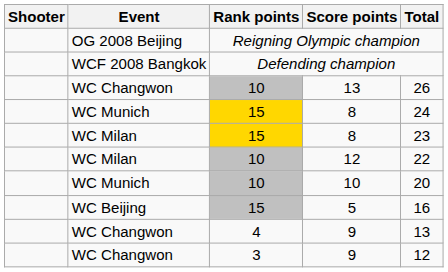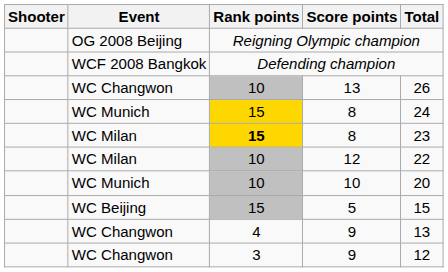(256, 136) normal -> (256, 136) bold
(422, 207) 16 -> (422, 207) 15
